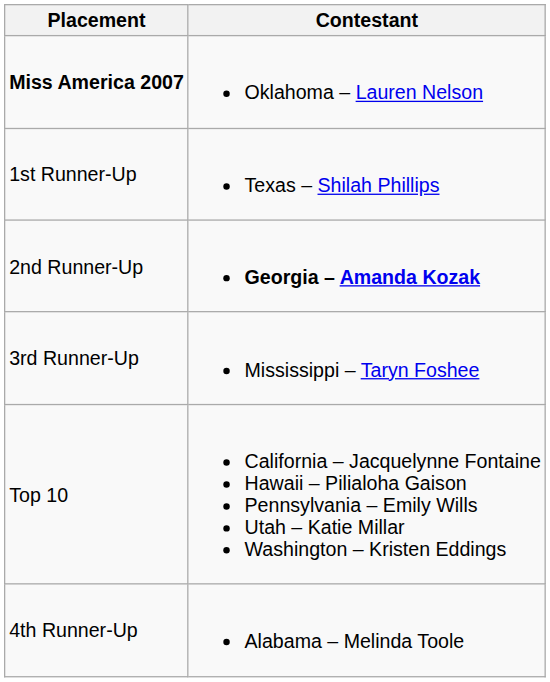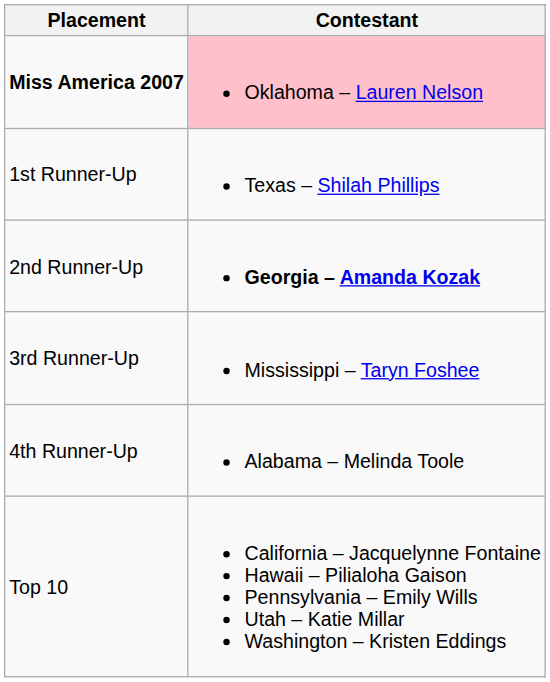(367, 93) no background -> (367, 93) pink background
rows swapped: (73, 630) <-> (39, 494)
